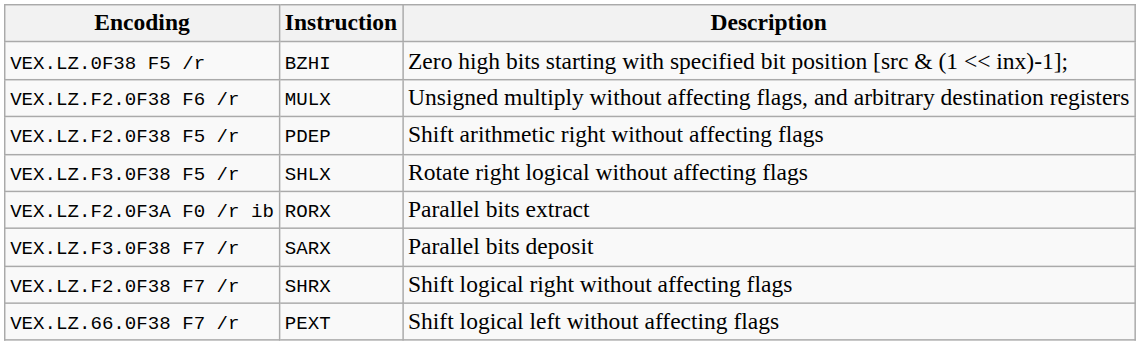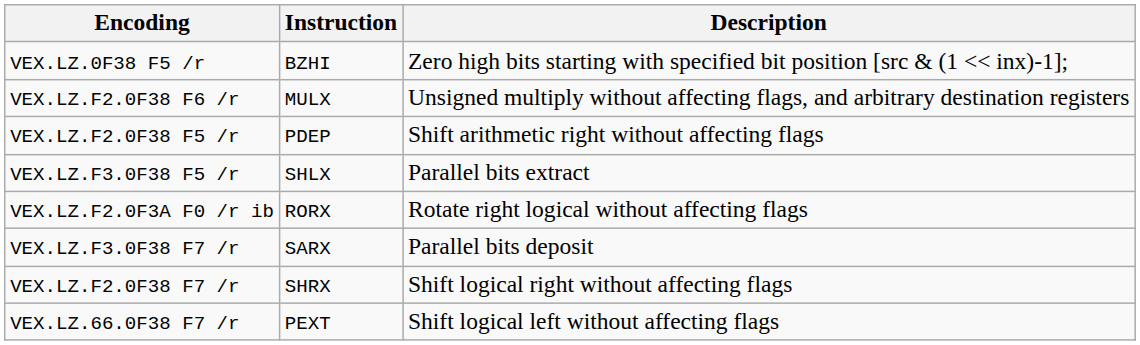(608, 172) Rotate right logical without affecting flags -> (499, 172) Parallel bits extract
(499, 209) Parallel bits extract -> (608, 209) Rotate right logical without affecting flags
